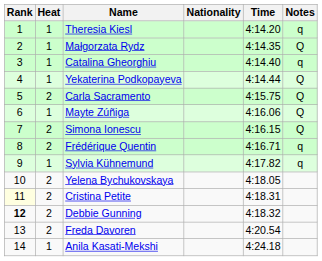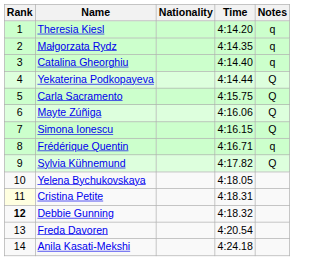- column: (49, 12)
(300, 46) Q -> (272, 46) q
(300, 163) q -> (272, 163) Q
